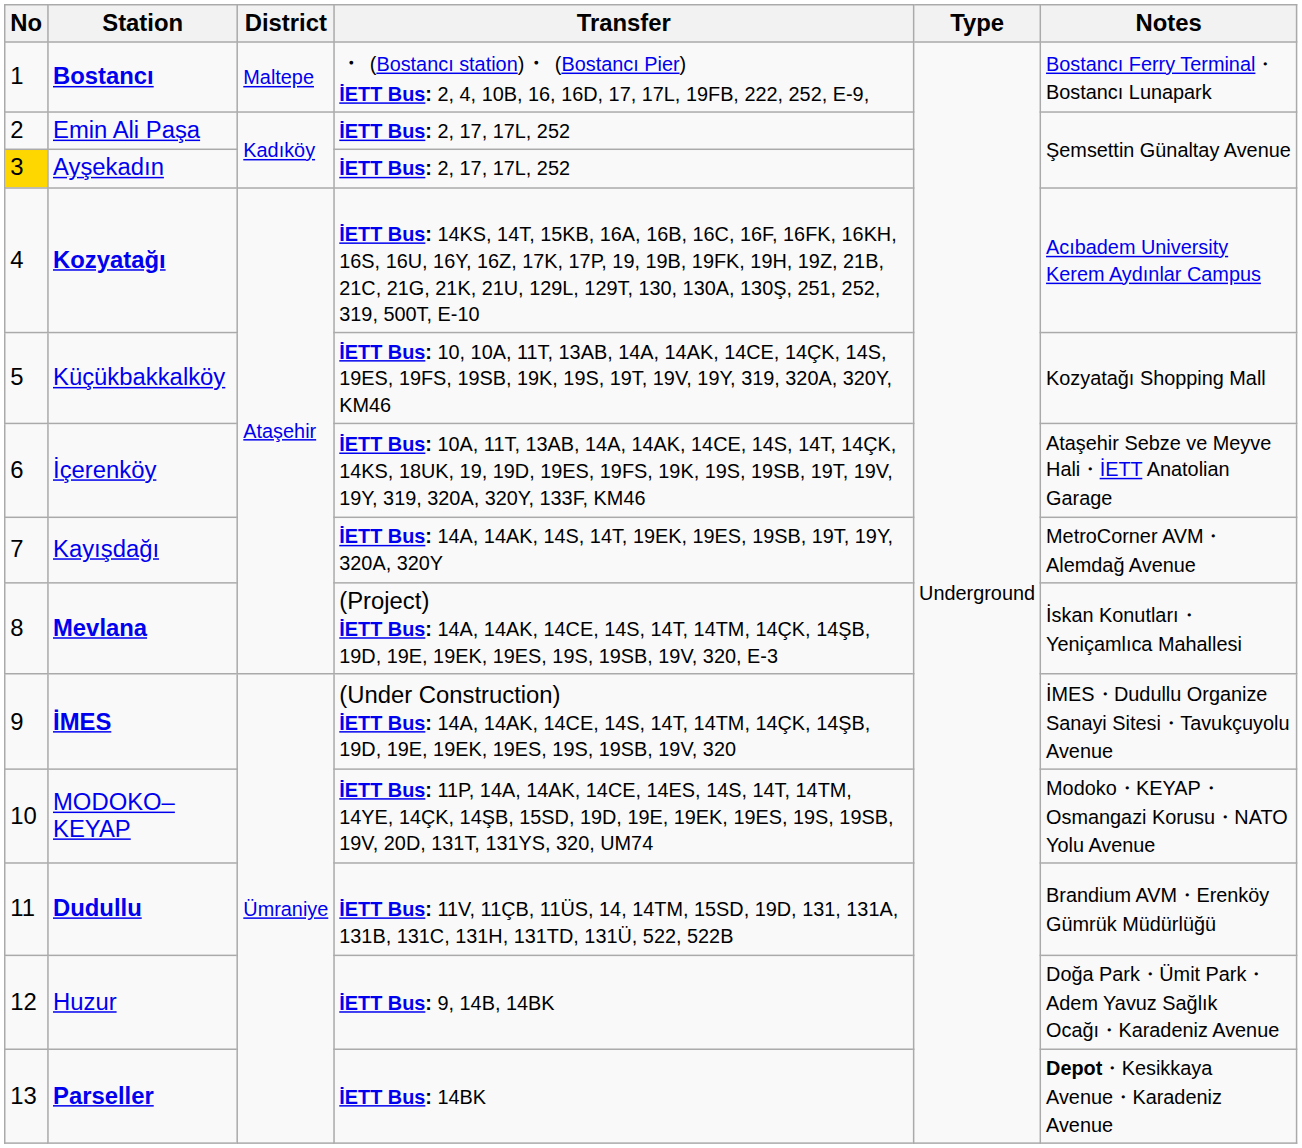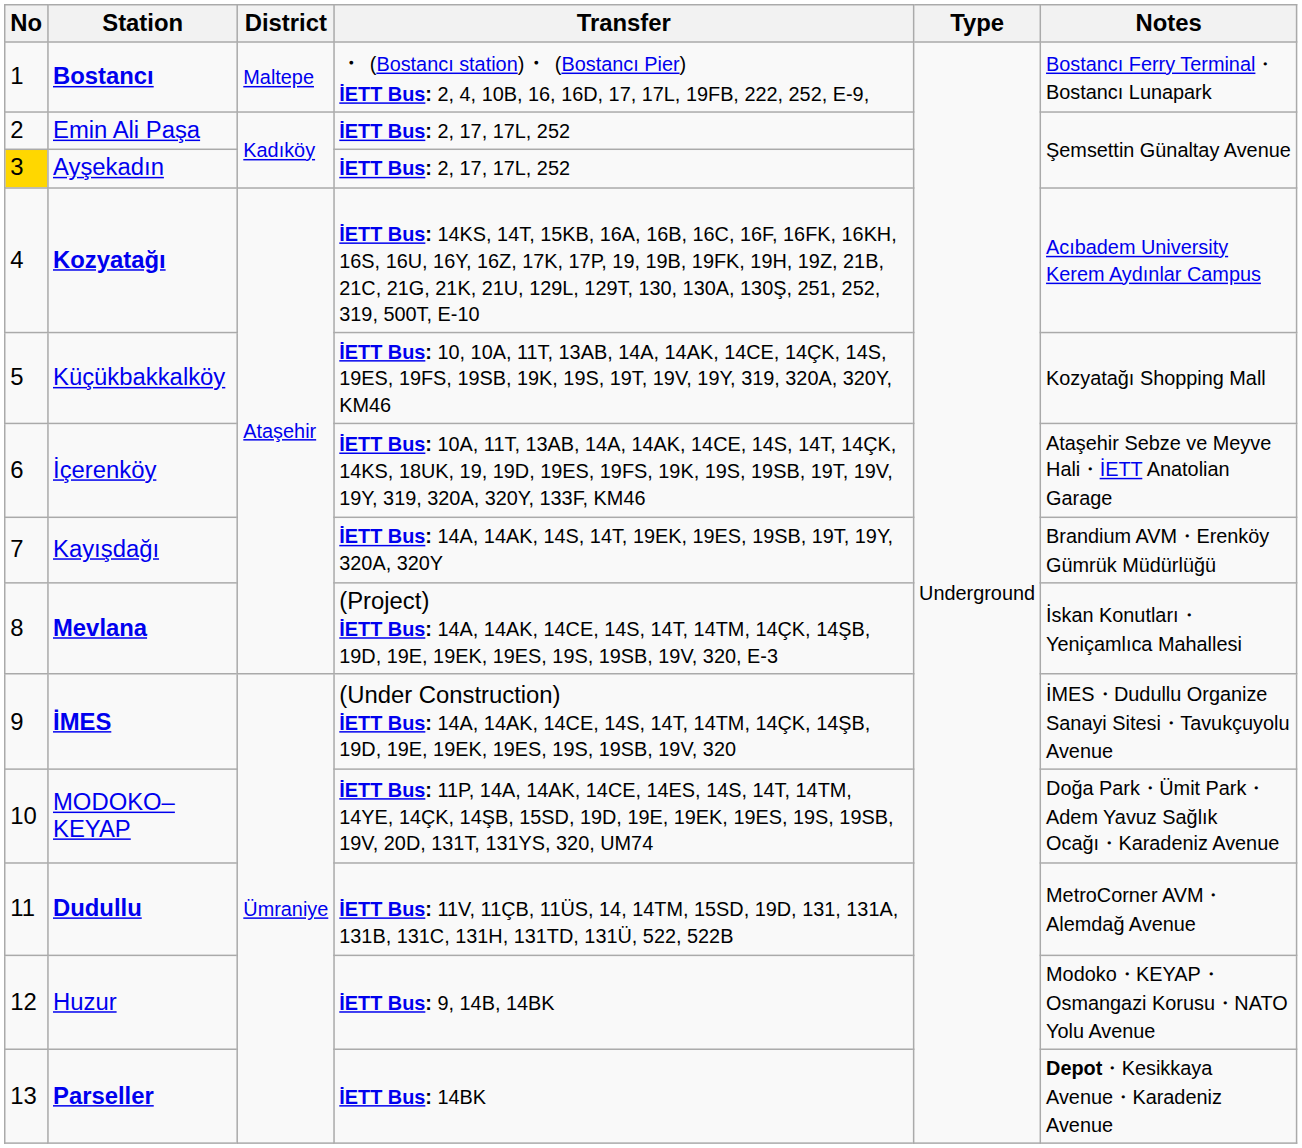(1134, 551) MetroCorner AVM・Alemdağ Avenue -> (1158, 551) Brandium AVM・Erenköy Gümrük Müdürlüğü
(1167, 817) Modoko・KEYAP・Osmangazi Korusu・NATO Yolu Avenue -> (1163, 816) Doğa Park・Ümit Park・Adem Yavuz Sağlık Ocağı・Karadeniz Avenue
(1158, 910) Brandium AVM・Erenköy Gümrük Müdürlüğü -> (1134, 910) MetroCorner AVM・Alemdağ Avenue
(1163, 1002) Doğa Park・Ümit Park・Adem Yavuz Sağlık Ocağı・Karadeniz Avenue -> (1167, 1003) Modoko・KEYAP・Osmangazi Korusu・NATO Yolu Avenue
